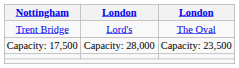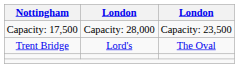rows swapped: (42, 29) <-> (42, 45)
